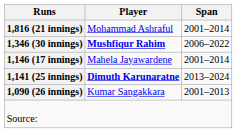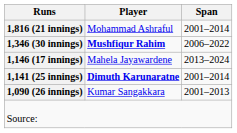(207, 60) 2001–2014 -> (207, 60) 2013–2024
(207, 76) 2013–2024 -> (207, 76) 2001–2014
